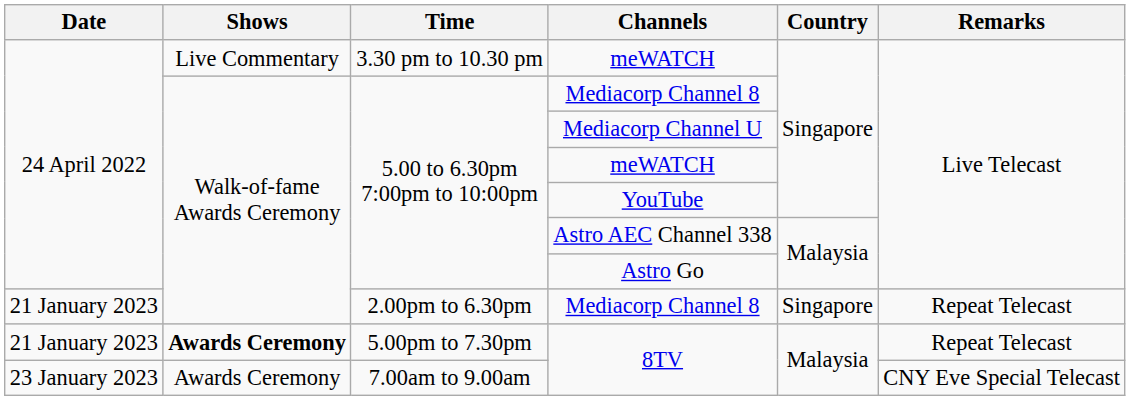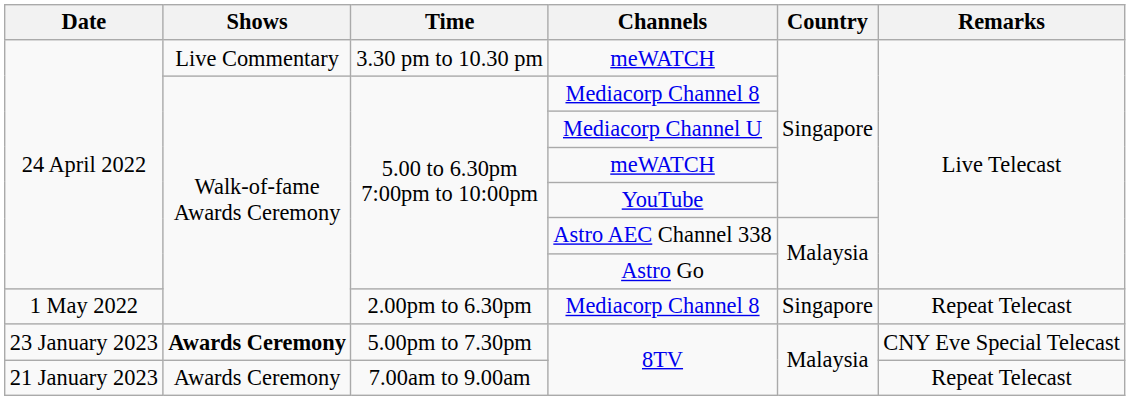(84, 306) 21 January 2023 -> (84, 306) 1 May 2022
(84, 341) 21 January 2023 -> (84, 341) 23 January 2023
(1002, 341) Repeat Telecast -> (1002, 341) CNY Eve Special Telecast
(84, 377) 23 January 2023 -> (84, 377) 21 January 2023
(1002, 377) CNY Eve Special Telecast -> (1002, 377) Repeat Telecast
